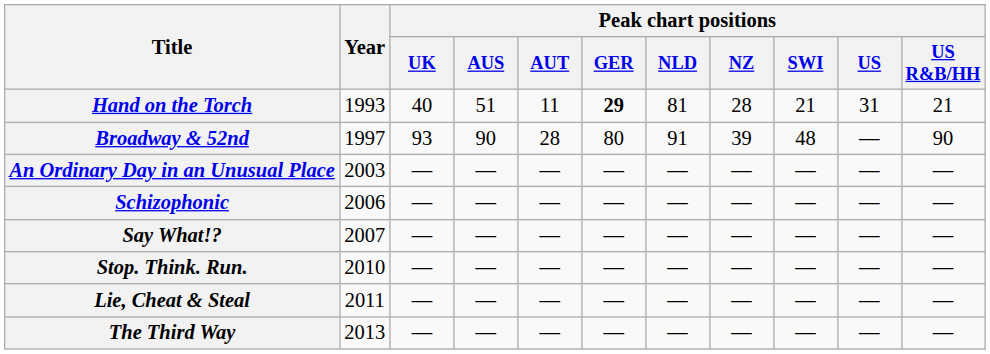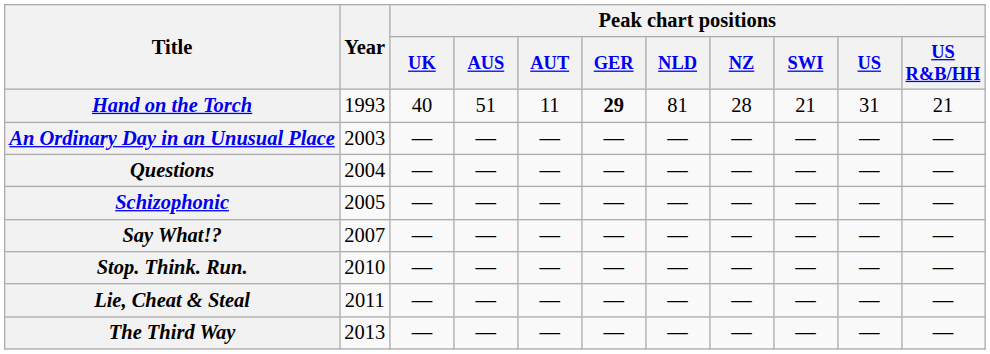- row: (172, 137)
+ row: (172, 170)
(365, 202) 2006 -> (365, 202) 2005
